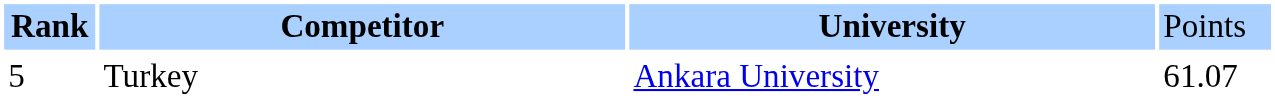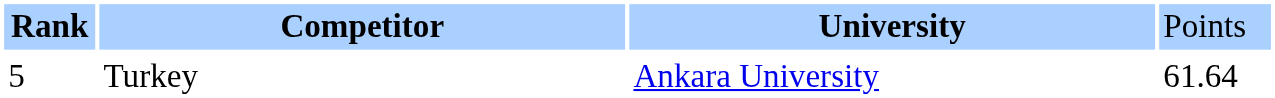(1201, 76) 61.07 -> (1201, 76) 61.64
